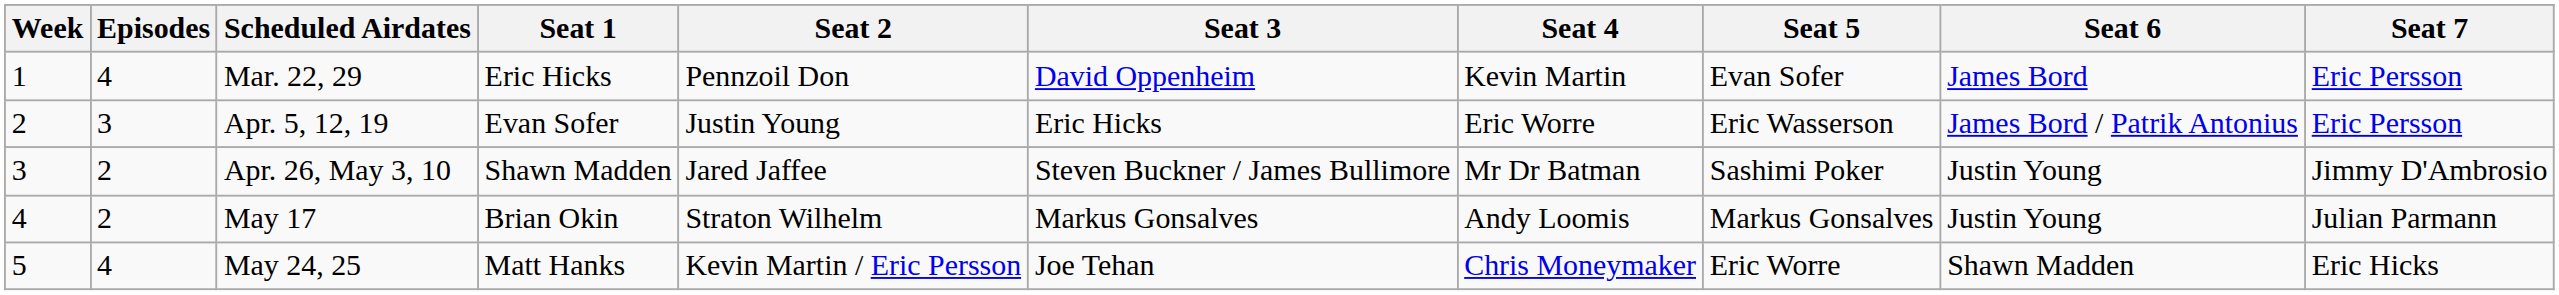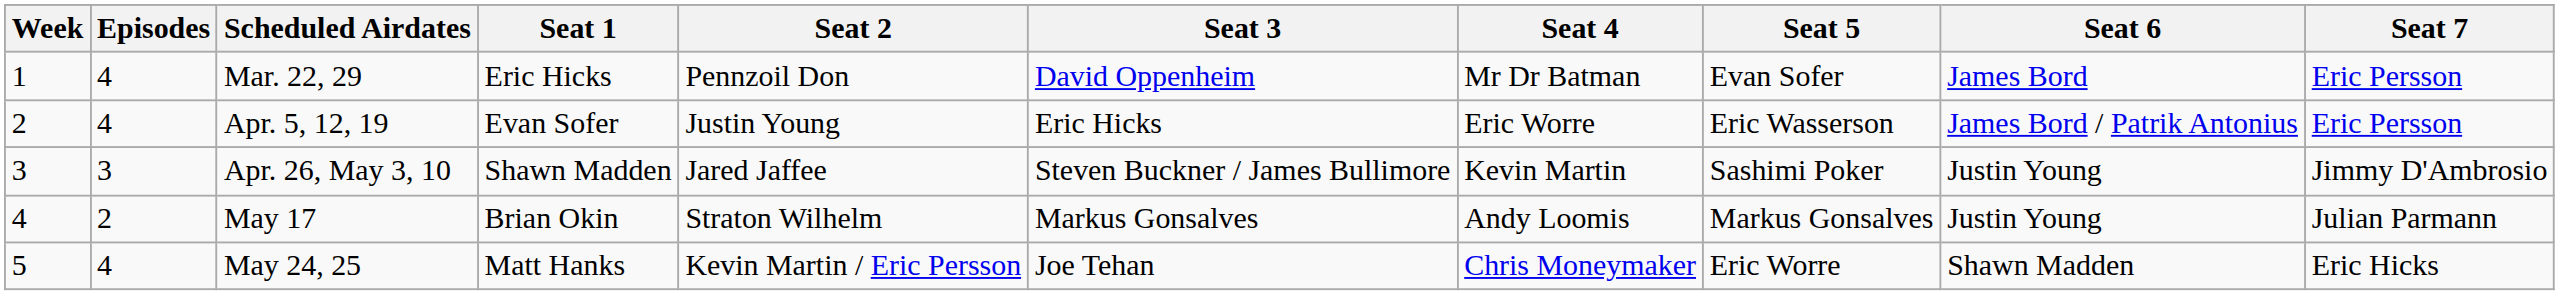(1545, 75) Kevin Martin -> (1552, 75) Mr Dr Batman
(105, 123) 3 -> (105, 123) 4
(105, 170) 2 -> (105, 170) 3
(1552, 170) Mr Dr Batman -> (1545, 170) Kevin Martin
